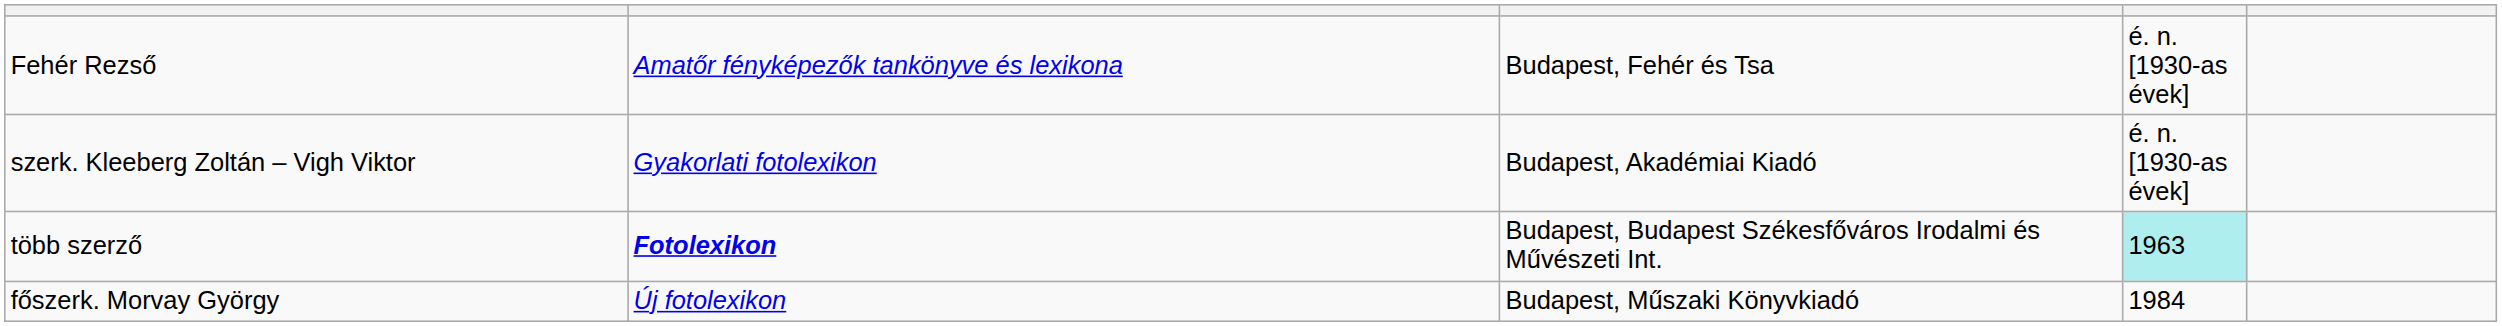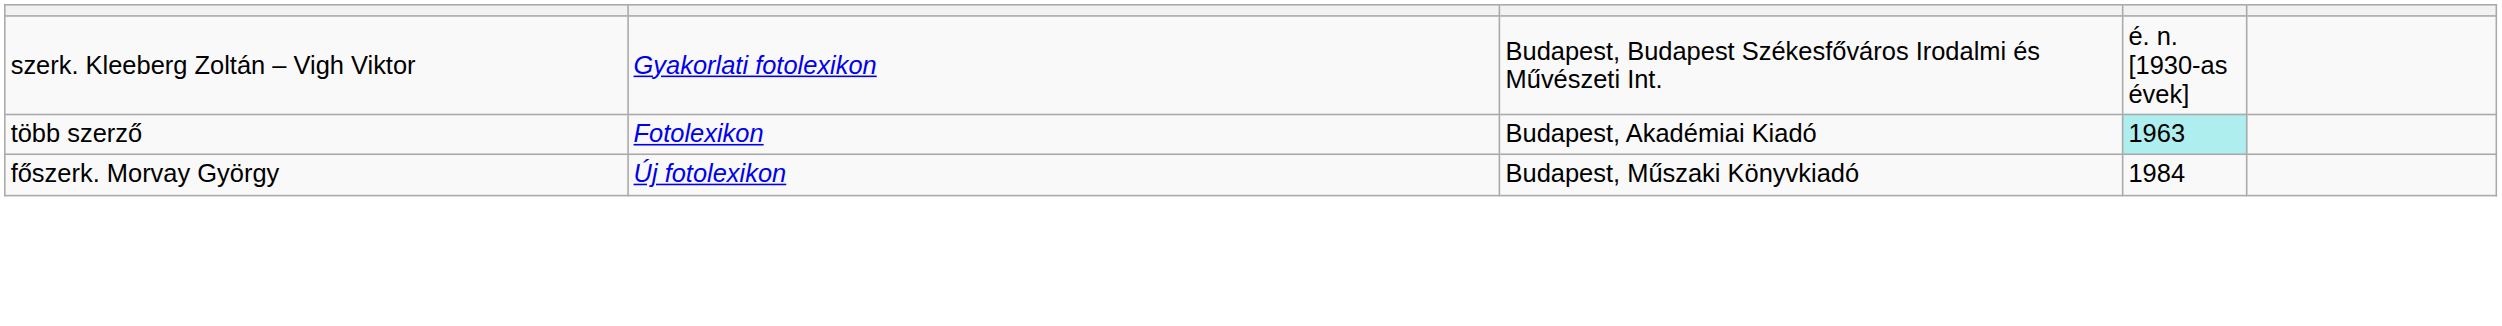- row: (83, 65)
(1661, 162) Budapest, Akadémiai Kiadó -> (1773, 65) Budapest, Budapest Székesfőváros Irodalmi és Művészeti Int.
(705, 245) bold -> (699, 133) normal
(1773, 245) Budapest, Budapest Székesfőváros Irodalmi és Művészeti Int. -> (1661, 133) Budapest, Akadémiai Kiadó
